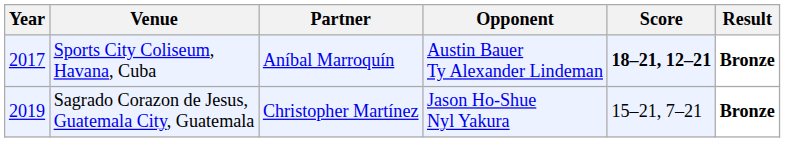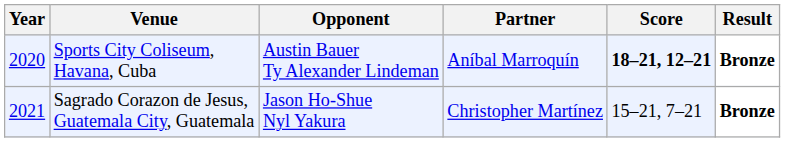columns swapped: (341, 19) <-> (515, 19)
(27, 60) 2017 -> (27, 60) 2020
(27, 111) 2019 -> (27, 111) 2021
